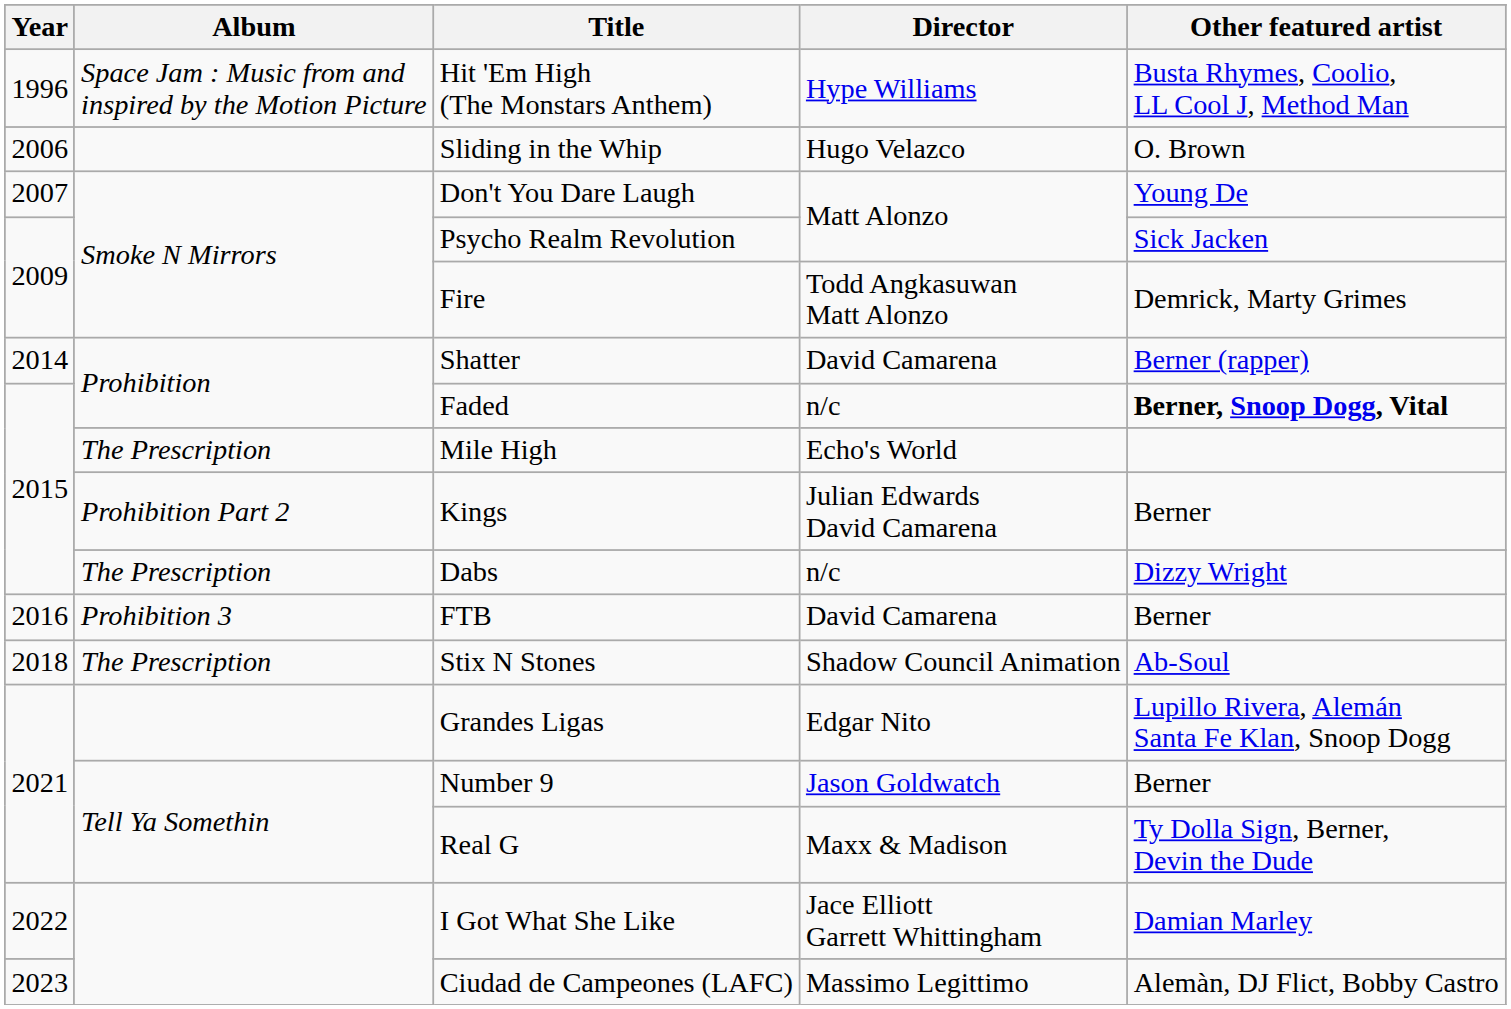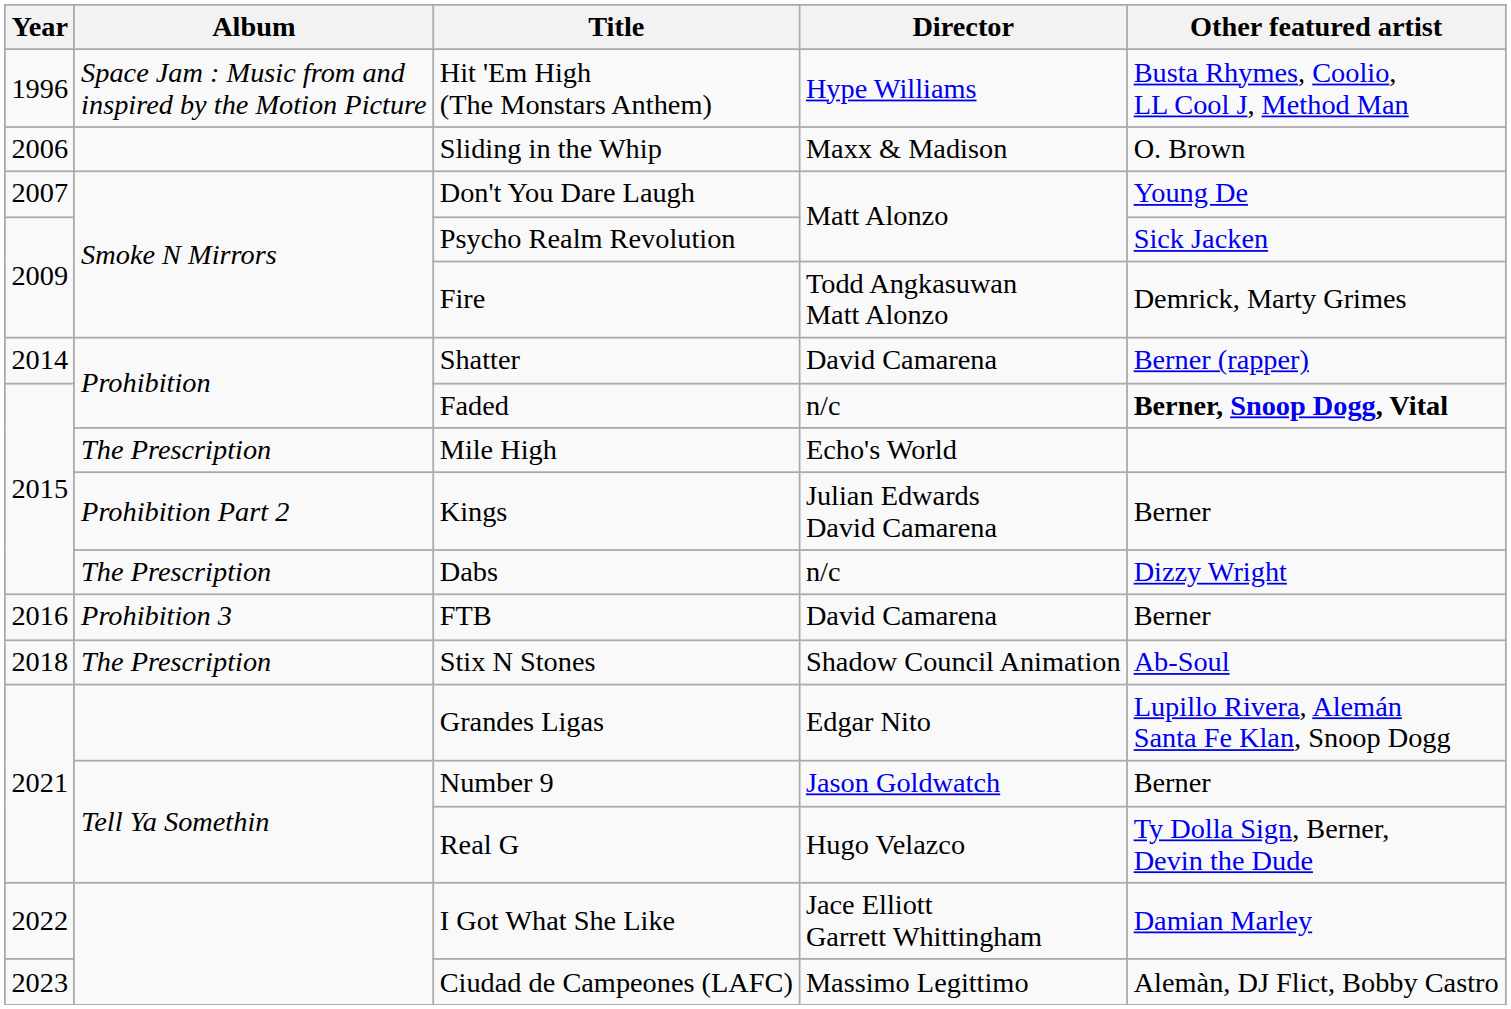(885, 148) Hugo Velazco -> (907, 148) Maxx & Madison
(907, 844) Maxx & Madison -> (885, 844) Hugo Velazco
